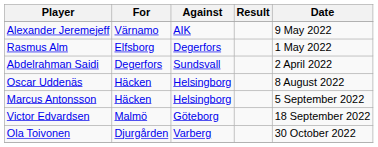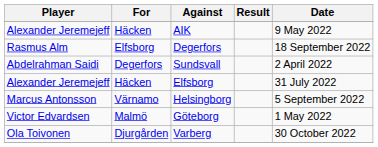(137, 30) Värnamo -> (133, 30) Häcken
(303, 47) 1 May 2022 -> (322, 47) 18 September 2022
+ row: (58, 82)
- row: (45, 82)
(133, 99) Häcken -> (137, 99) Värnamo
(322, 116) 18 September 2022 -> (303, 116) 1 May 2022
